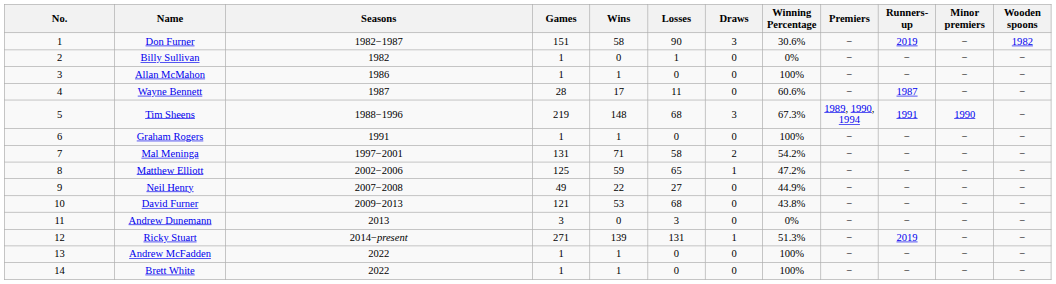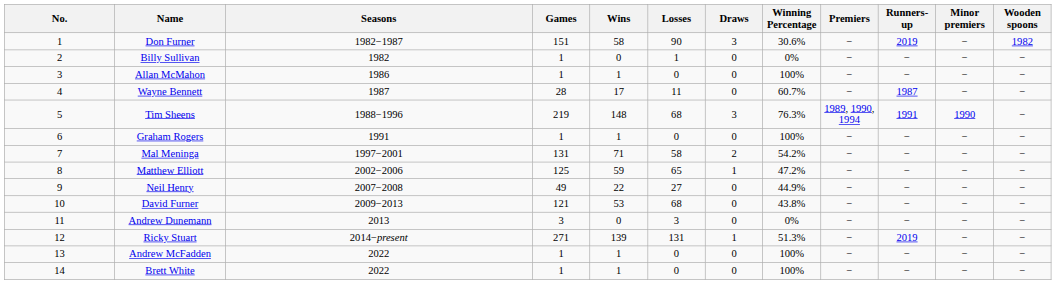(792, 91) 60.6% -> (792, 91) 60.7%
(792, 114) 67.3% -> (792, 114) 76.3%
